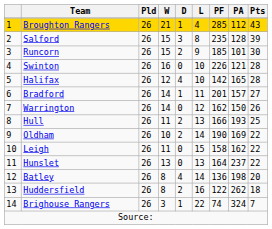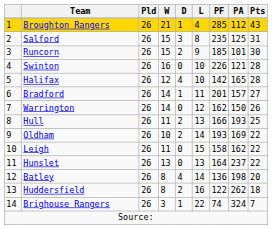(238, 39) 128 -> (238, 39) 125
(255, 39) 39 -> (255, 39) 31
(219, 135) 190 -> (219, 135) 193
